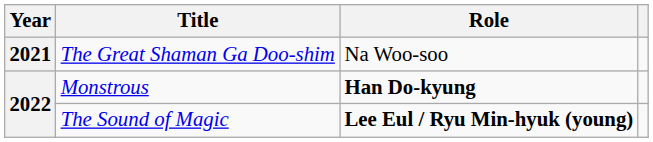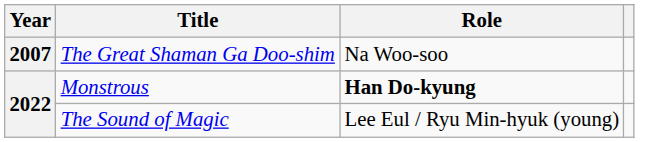(30, 53) 2021 -> (30, 53) 2007
(489, 119) bold -> (482, 119) normal
